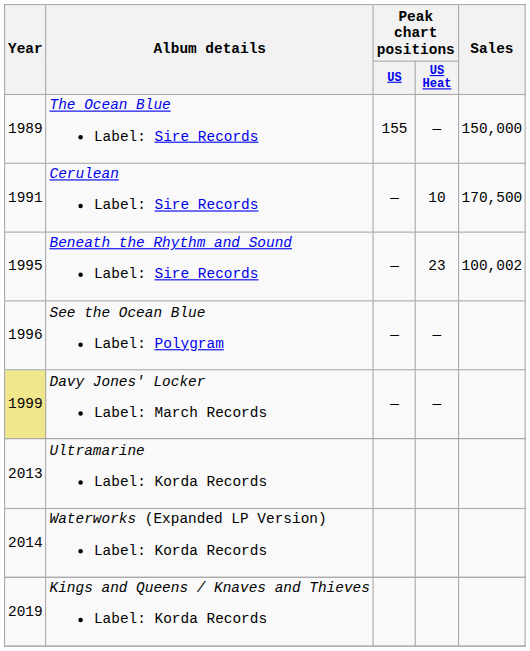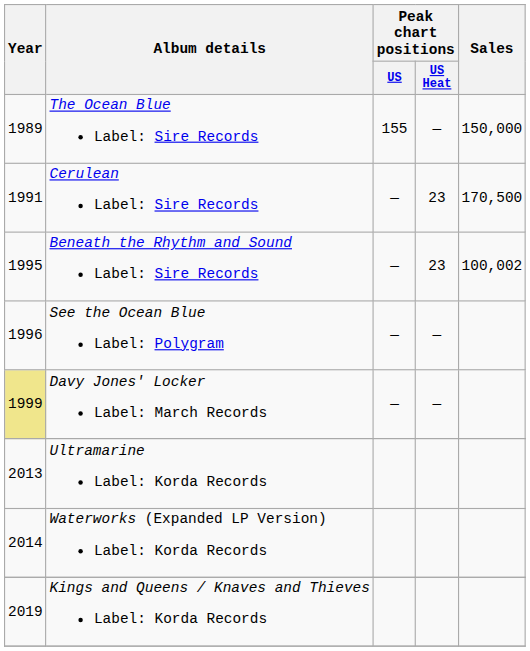(437, 197) 10 -> (437, 197) 23
